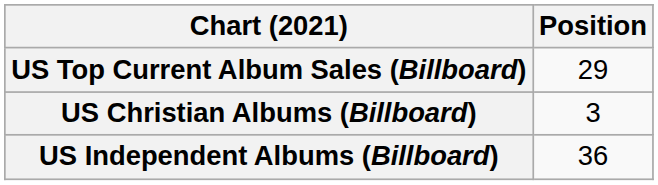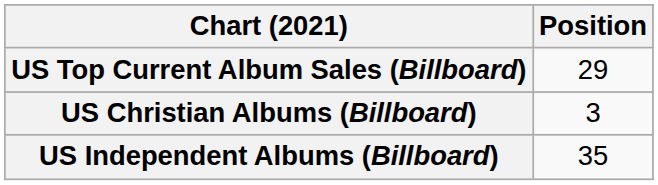(593, 156) 36 -> (593, 156) 35
